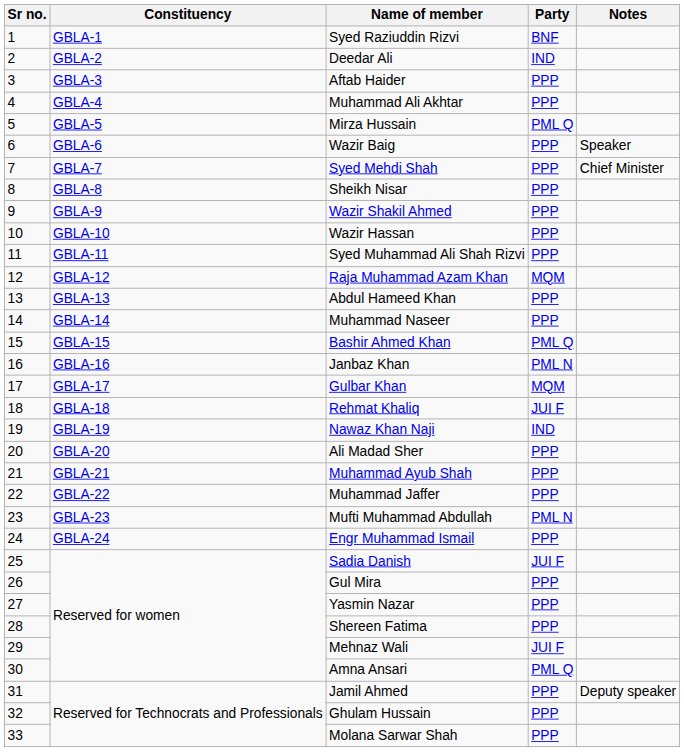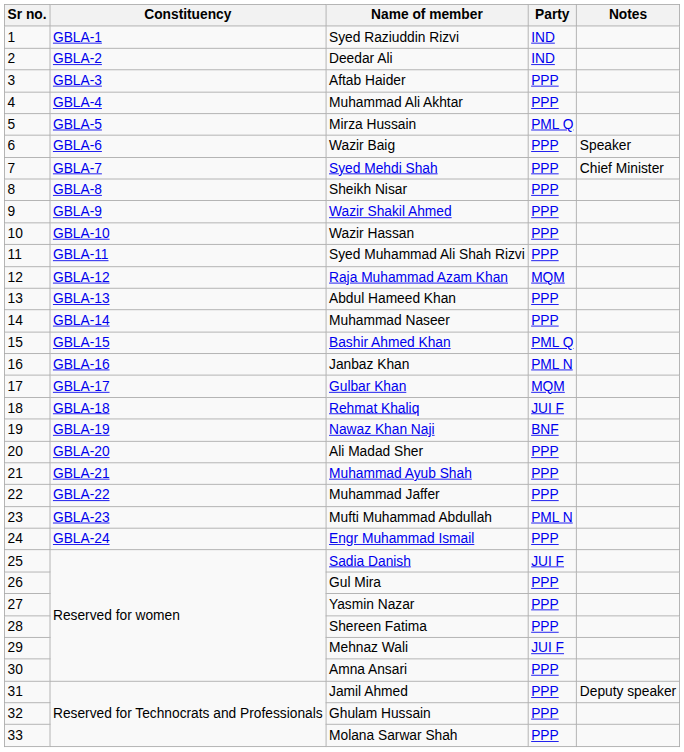(545, 37) BNF -> (543, 37) IND
(543, 430) IND -> (545, 430) BNF
(552, 670) PML Q -> (545, 670) PPP
